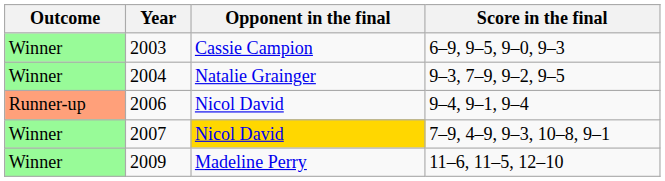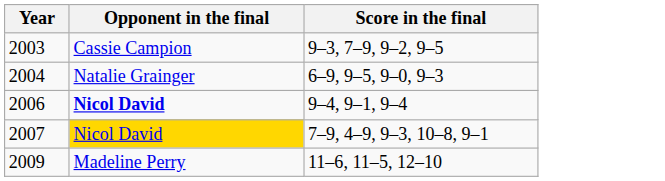- column: (65, 18)
(497, 47) 6–9, 9–5, 9–0, 9–3 -> (376, 47) 9–3, 7–9, 9–2, 9–5
(497, 76) 9–3, 7–9, 9–2, 9–5 -> (376, 76) 6–9, 9–5, 9–0, 9–3
(239, 104) normal -> (119, 104) bold
